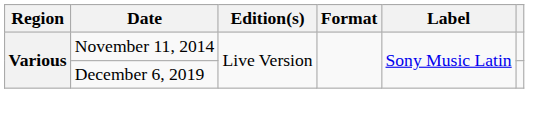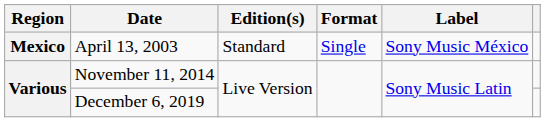+ row: (126, 46)
